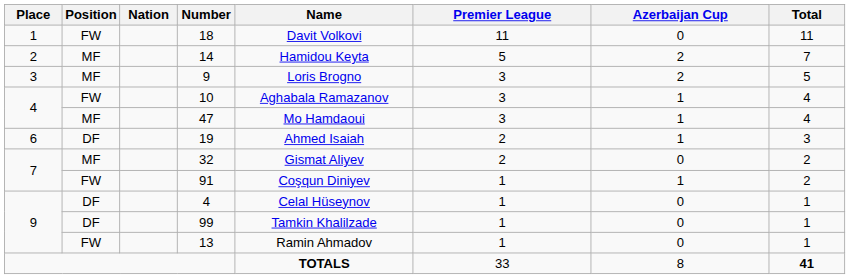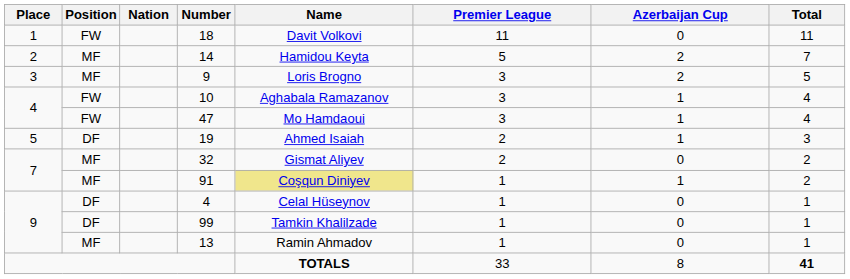(91, 118) MF -> (91, 118) FW
(33, 139) 6 -> (33, 139) 5
(91, 181) FW -> (91, 181) MF
(324, 181) no background -> (324, 181) khaki background
(91, 243) FW -> (91, 243) MF
